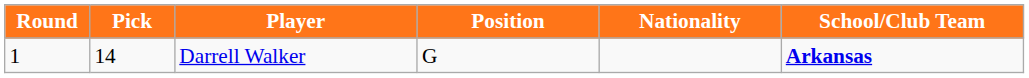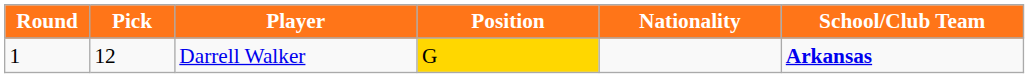(105, 55) 14 -> (105, 55) 12
(430, 55) no background -> (430, 55) gold background
